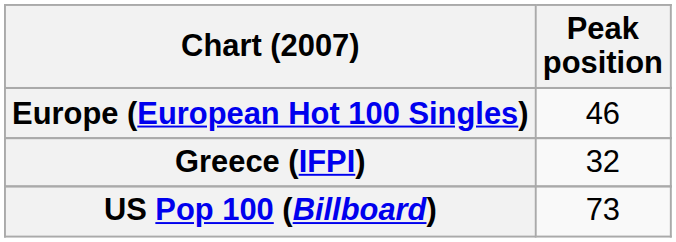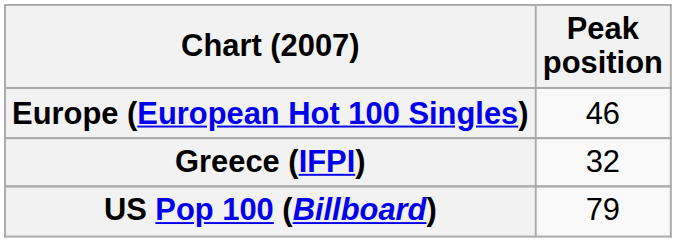(603, 210) 73 -> (603, 210) 79
